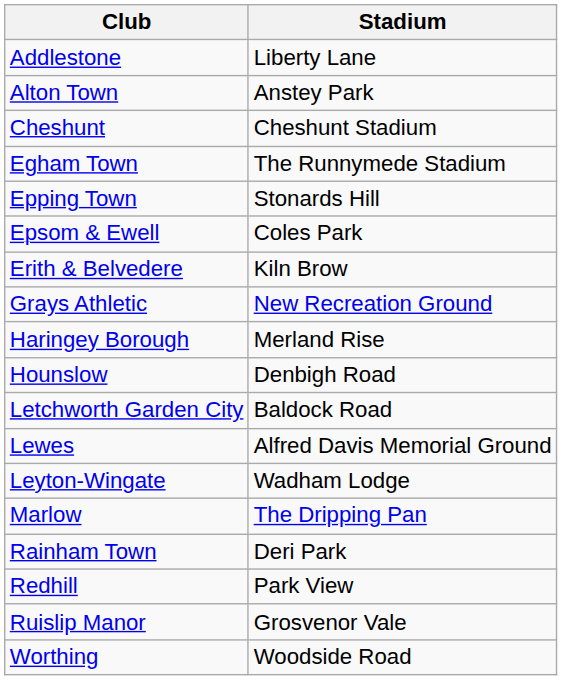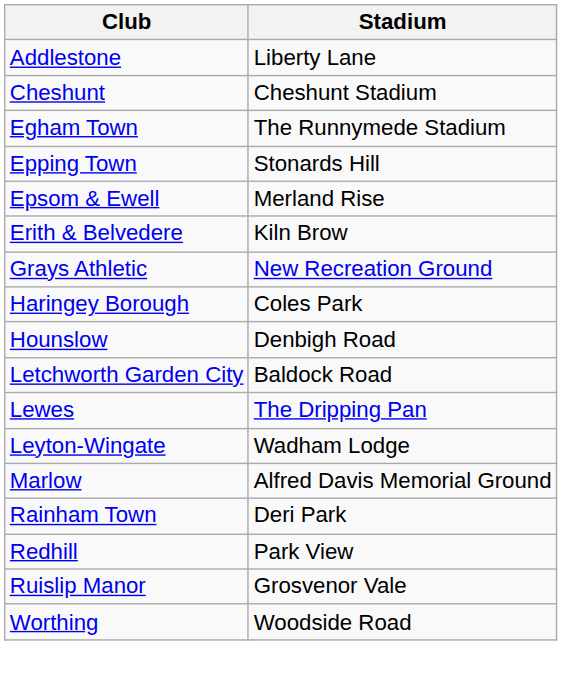- row: (64, 92)
(308, 233) Coles Park -> (319, 198) Merland Rise
(319, 339) Merland Rise -> (308, 304) Coles Park
(403, 445) Alfred Davis Memorial Ground -> (340, 410) The Dripping Pan
(340, 515) The Dripping Pan -> (403, 480) Alfred Davis Memorial Ground
